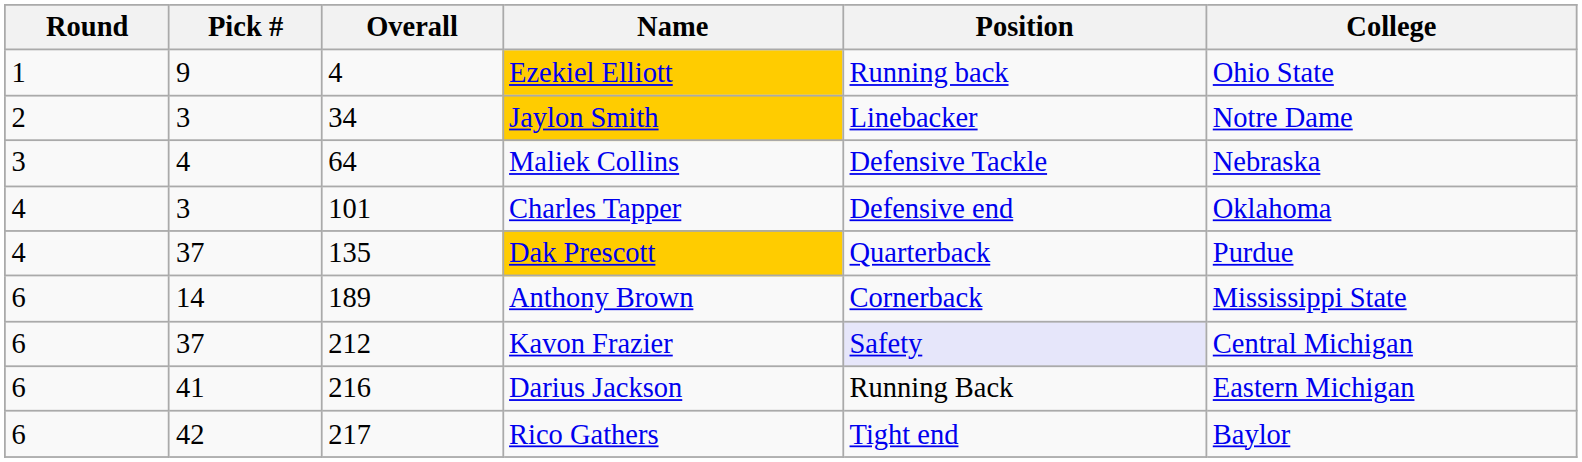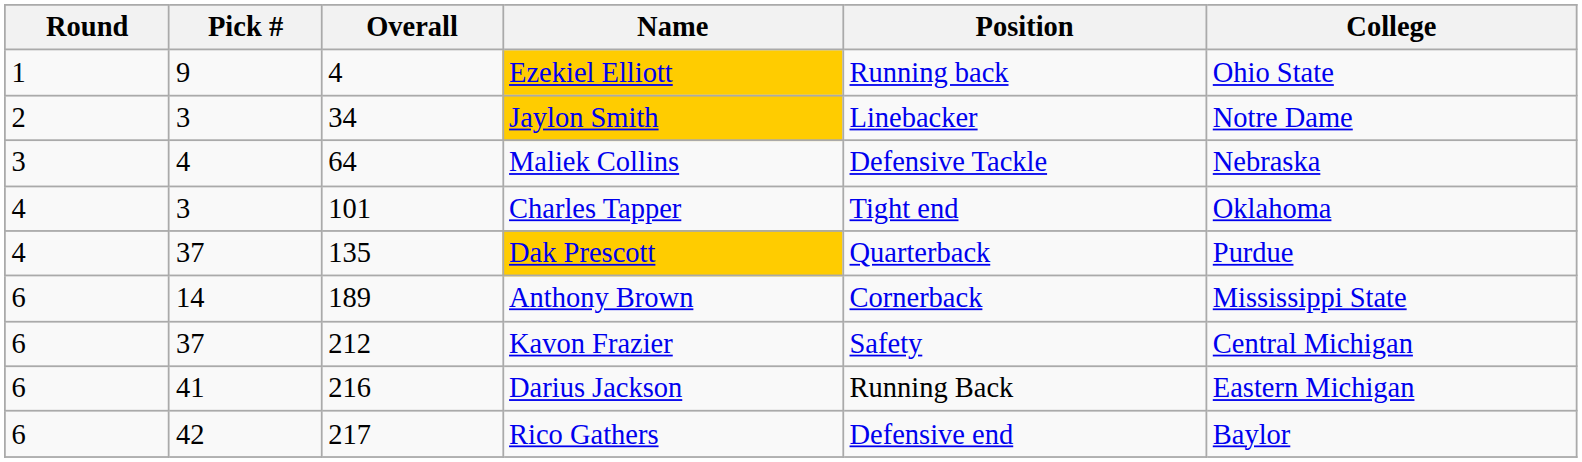(931, 207) Defensive end -> (904, 207) Tight end
(886, 343) lavender background -> (886, 343) no background
(904, 433) Tight end -> (931, 433) Defensive end
